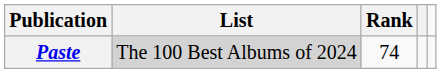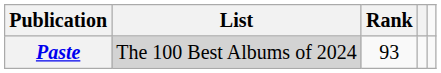(389, 52) 74 -> (389, 52) 93
